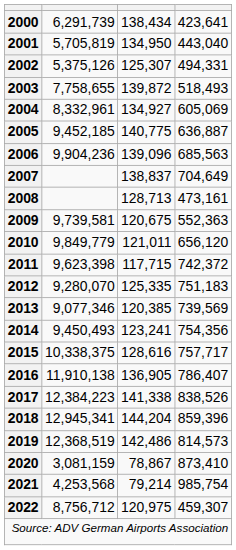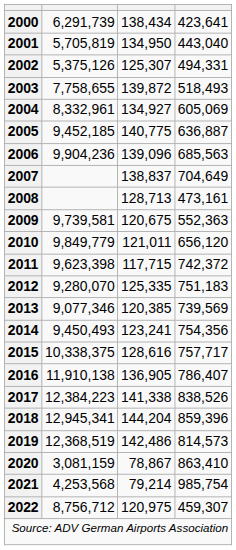(203, 463) 873,410 -> (203, 463) 863,410
